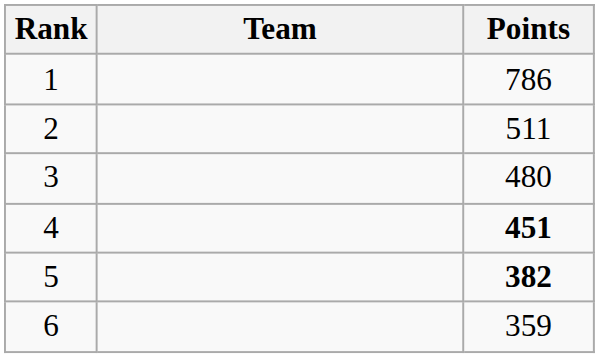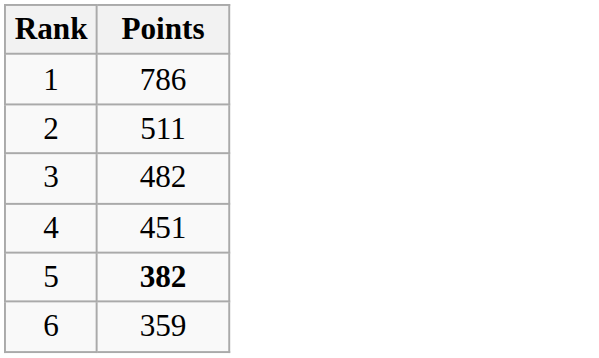- column: (280, 29)
(528, 177) 480 -> (163, 177) 482
(528, 227) bold -> (163, 227) normal
